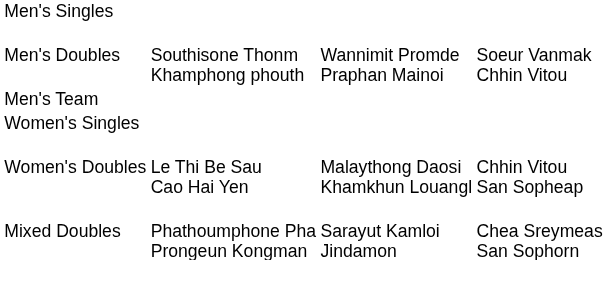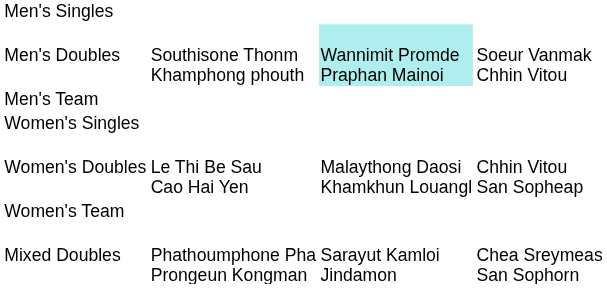(390, 65) no background -> (390, 65) paleturquoise background
+ row: (64, 211)
